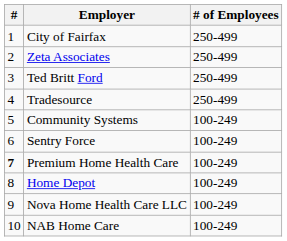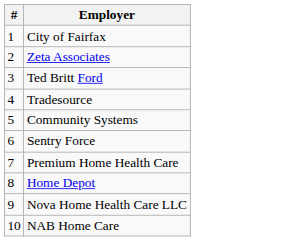- column: (236, 15)
(11, 162) bold -> (11, 162) normal
